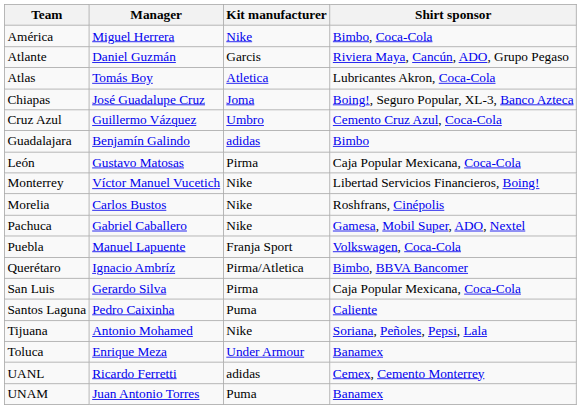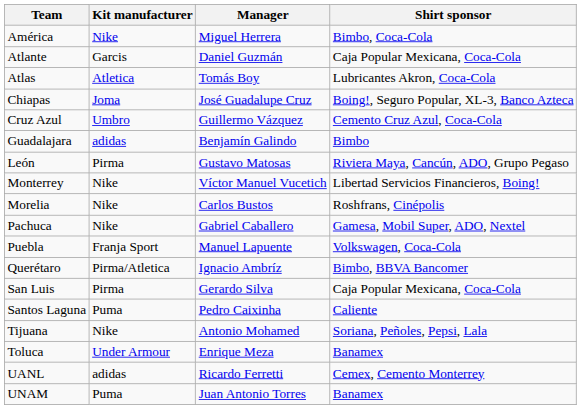columns swapped: (156, 15) <-> (277, 15)
(451, 57) Riviera Maya, Cancún, ADO, Grupo Pegaso -> (427, 57) Caja Popular Mexicana, Coca-Cola
(427, 162) Caja Popular Mexicana, Coca-Cola -> (451, 162) Riviera Maya, Cancún, ADO, Grupo Pegaso
